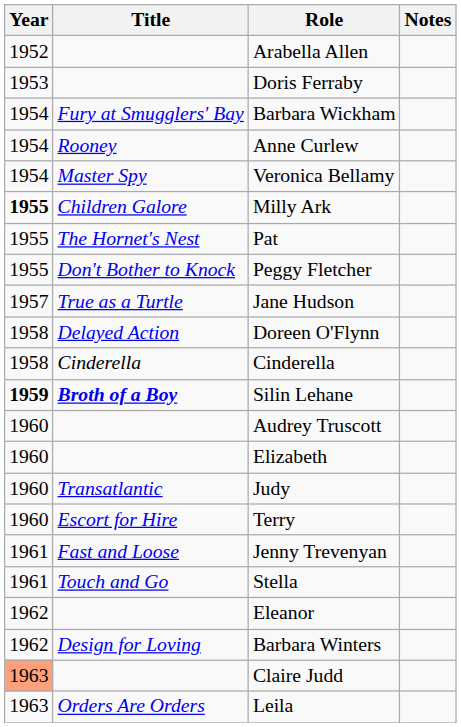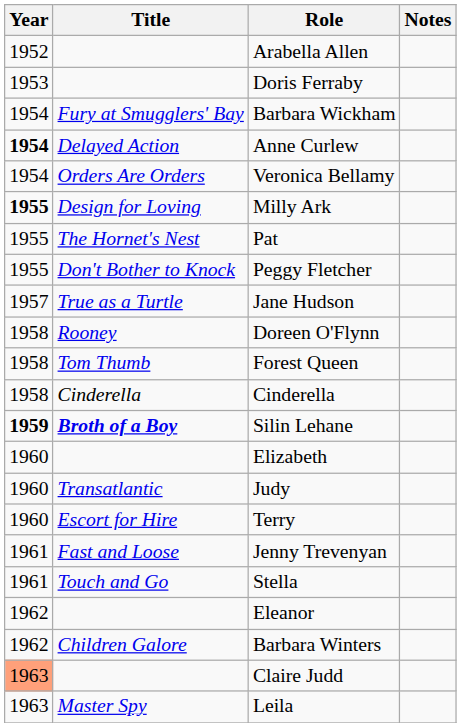(29, 144) normal -> (29, 144) bold
(87, 144) Rooney -> (118, 144) Delayed Action
(102, 176) Master Spy -> (131, 176) Orders Are Orders
(122, 207) Children Galore -> (129, 207) Design for Loving
(118, 332) Delayed Action -> (87, 332) Rooney
+ row: (306, 363)
- row: (317, 425)
(129, 644) Design for Loving -> (122, 644) Children Galore
(131, 706) Orders Are Orders -> (102, 706) Master Spy
